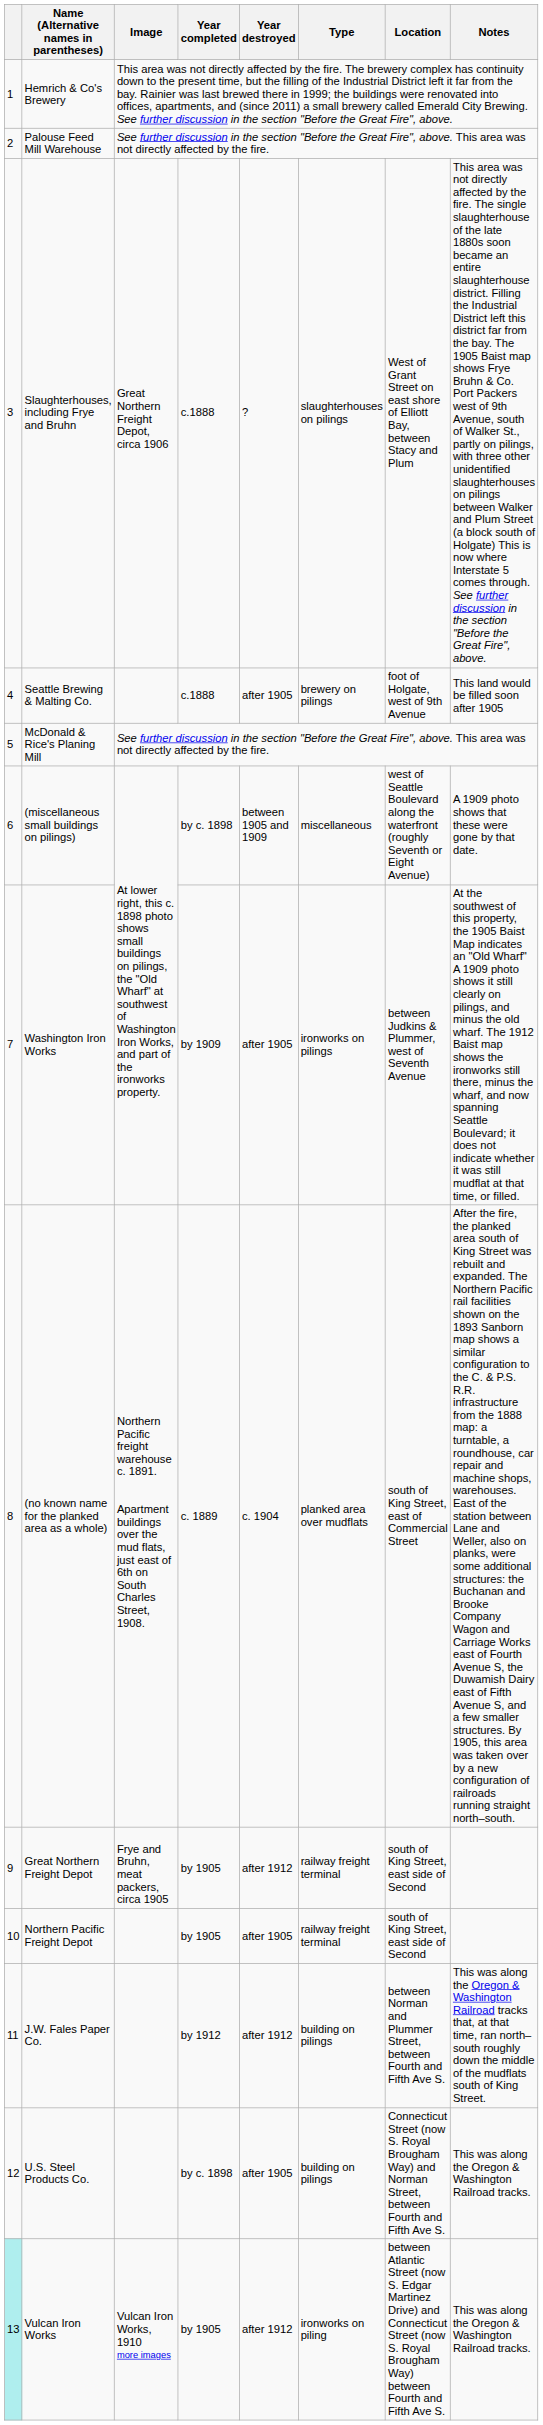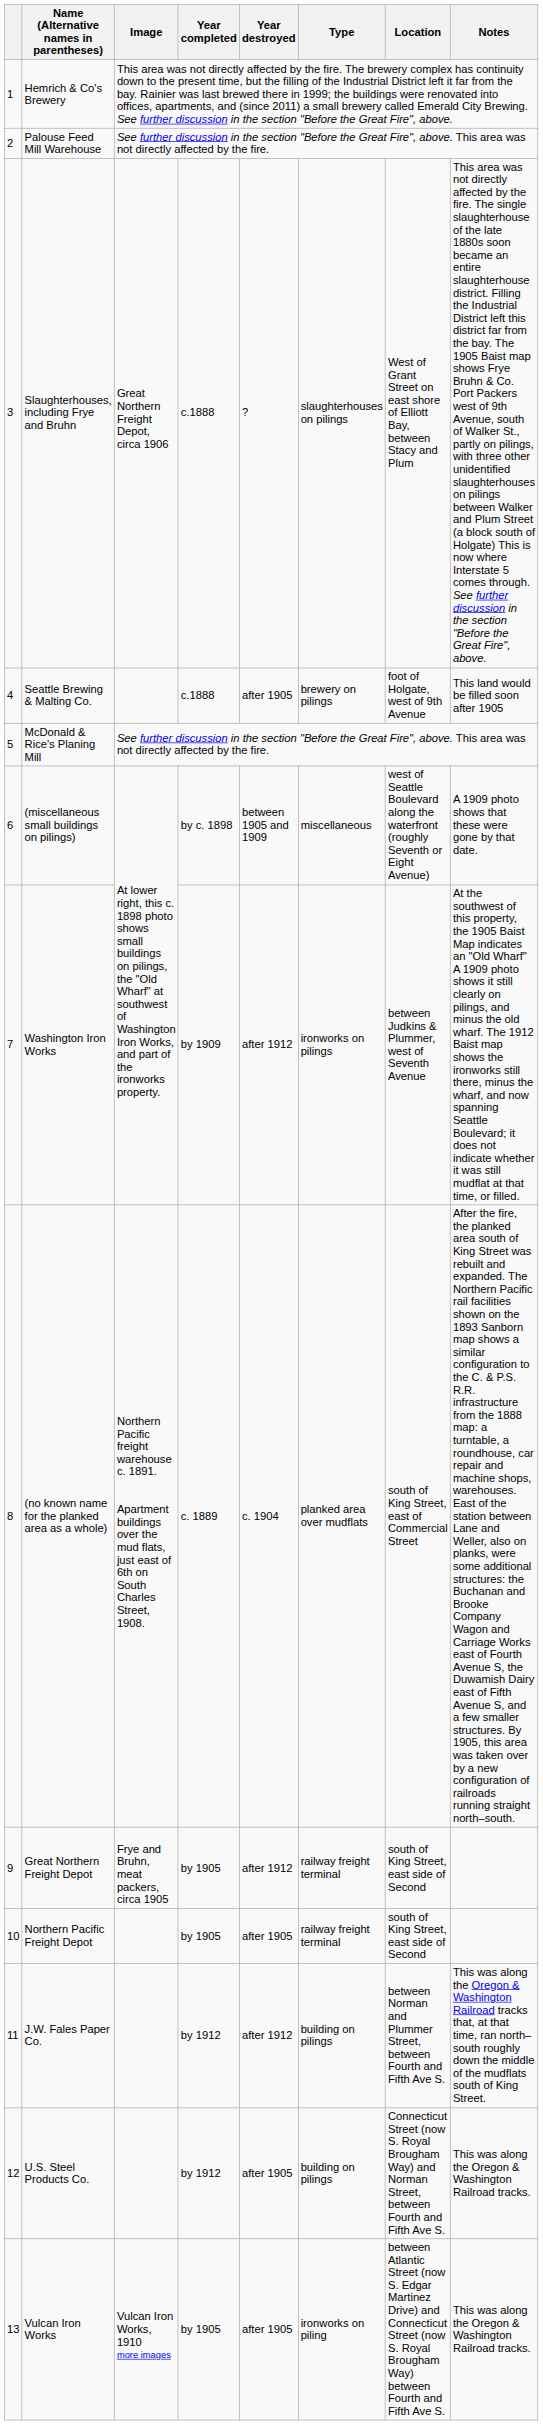(267, 1044) after 1905 -> (267, 1044) after 1912
(207, 2173) by c. 1898 -> (201, 2173) by 1912
(13, 2329) paleturquoise background -> (13, 2329) no background
(267, 2329) after 1912 -> (267, 2329) after 1905
